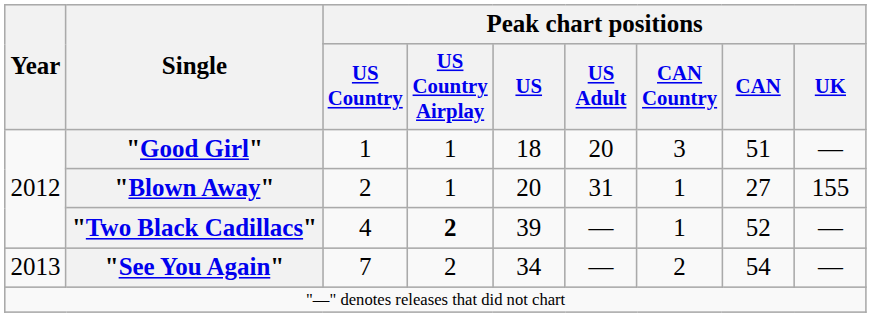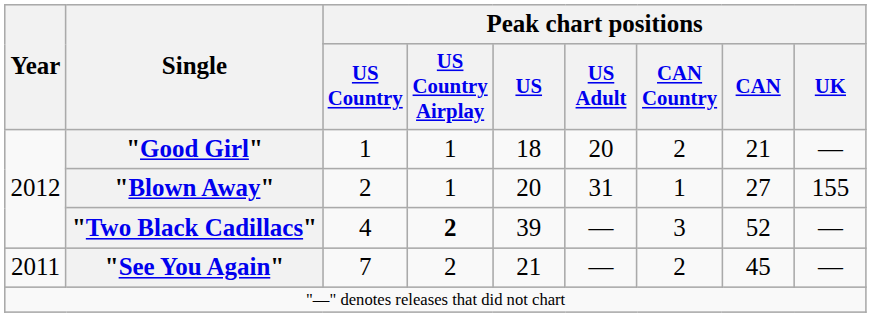(680, 148) 3 -> (680, 148) 2
(758, 148) 51 -> (758, 148) 21
(680, 227) 1 -> (680, 227) 3
(35, 267) 2013 -> (35, 267) 2011
(529, 267) 34 -> (529, 267) 21
(758, 267) 54 -> (758, 267) 45
